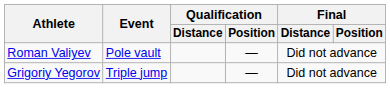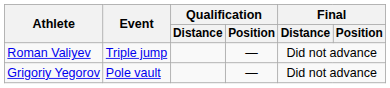(133, 53) Pole vault -> (137, 53) Triple jump
(137, 73) Triple jump -> (133, 73) Pole vault
